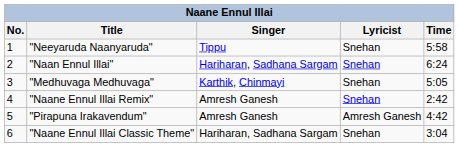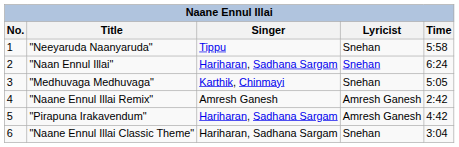(361, 99) Snehan -> (382, 99) Amresh Ganesh
(238, 116) Amresh Ganesh -> (268, 116) Hariharan, Sadhana Sargam
